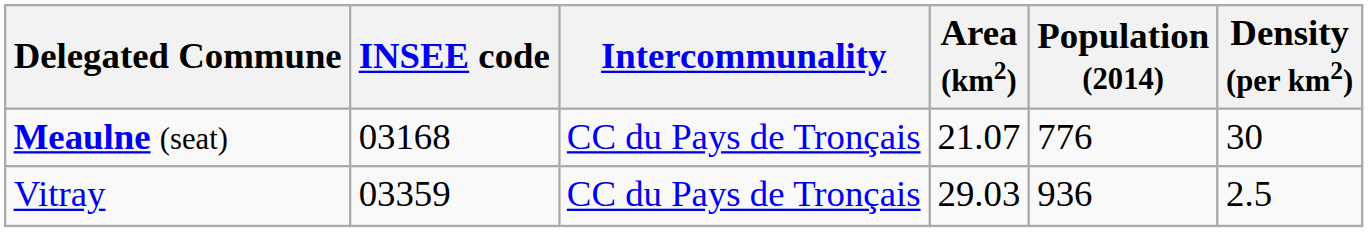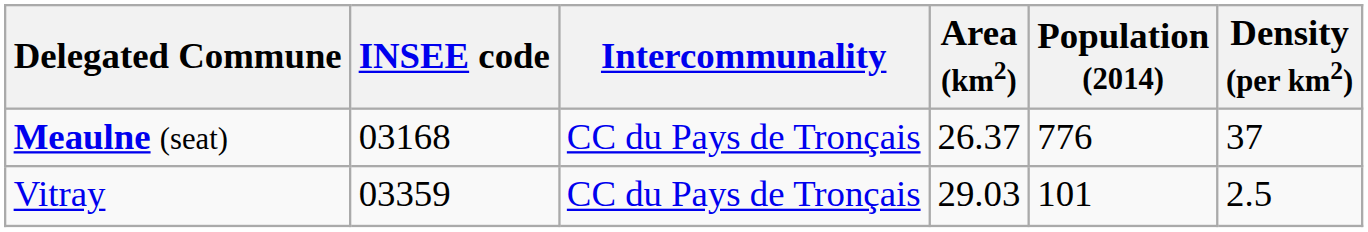(979, 136) 21.07 -> (979, 136) 26.37
(1244, 136) 30 -> (1244, 136) 37
(1065, 195) 936 -> (1065, 195) 101
